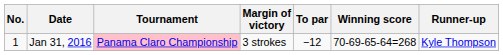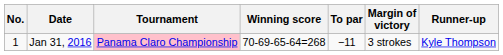columns swapped: (375, 19) <-> (267, 19)
(312, 42) −12 -> (347, 42) −11
